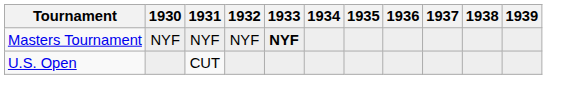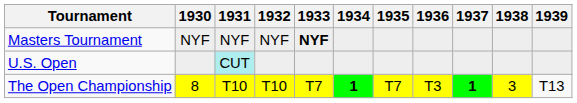(205, 63) no background -> (235, 63) paleturquoise background
+ row: (90, 86)
